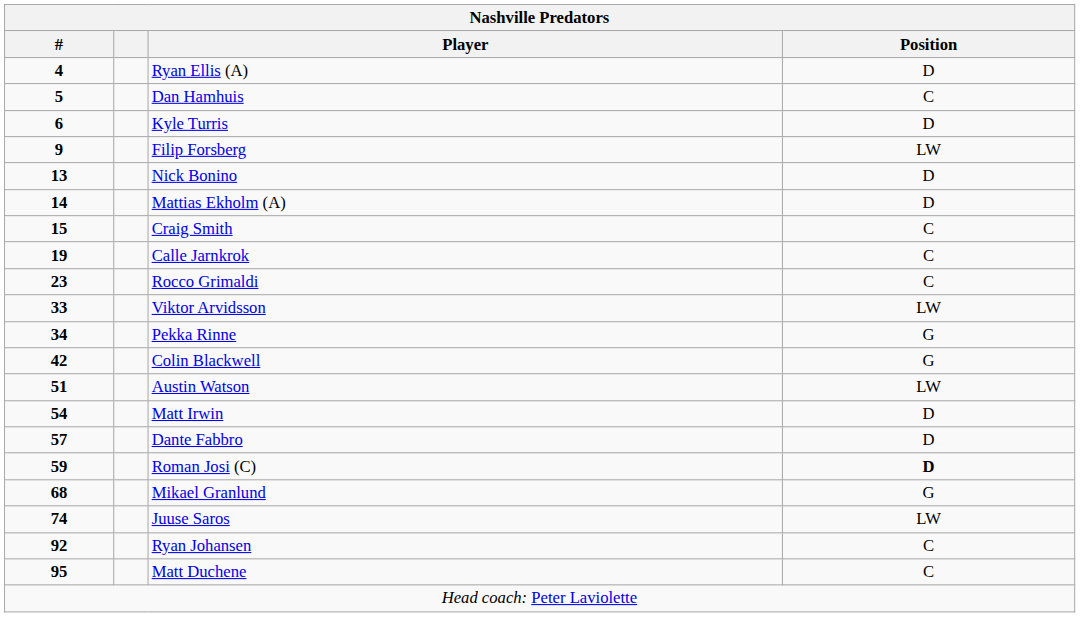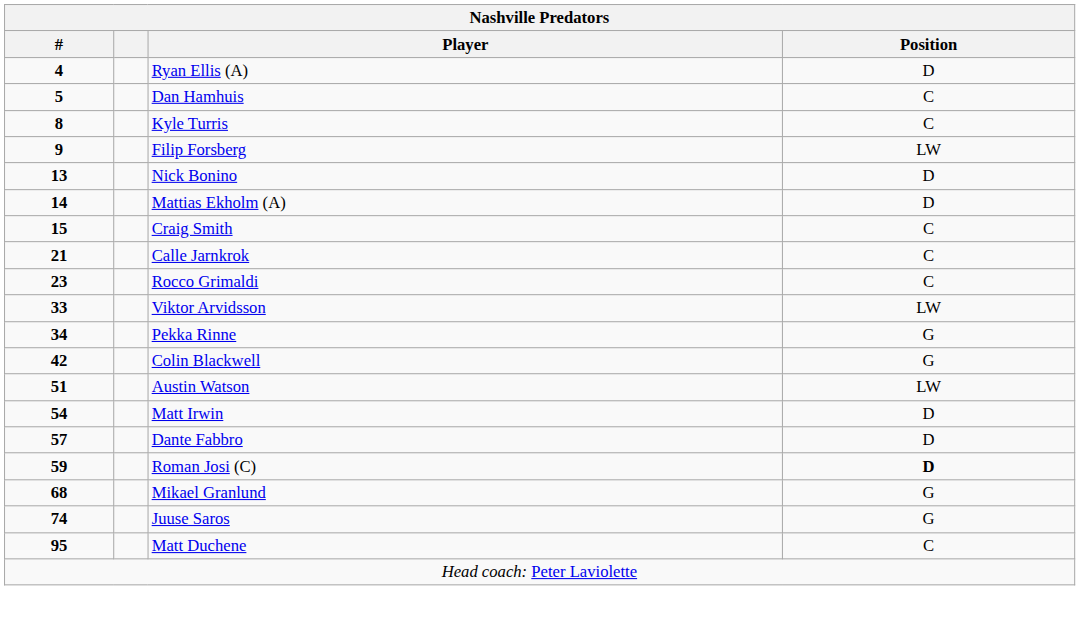(59, 123) 6 -> (59, 123) 8
(929, 123) D -> (929, 123) C
(59, 255) 19 -> (59, 255) 21
(929, 519) LW -> (929, 519) G
- row: (201, 545)
